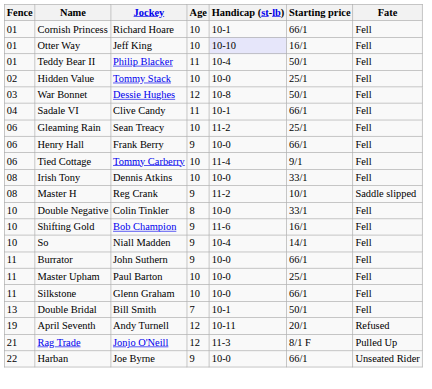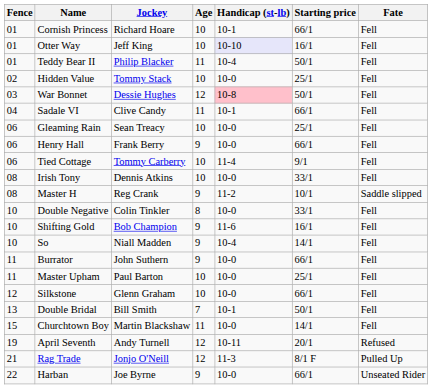(221, 95) no background -> (227, 95) pink background
(221, 128) 11-2 -> (227, 128) 10-0
(12, 293) 11 -> (12, 293) 12
+ row: (73, 326)
